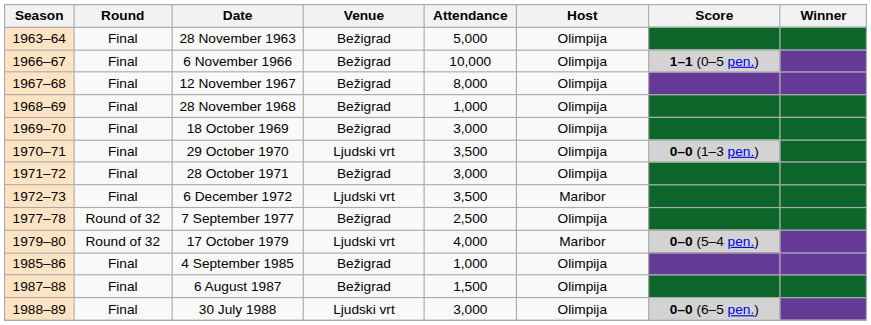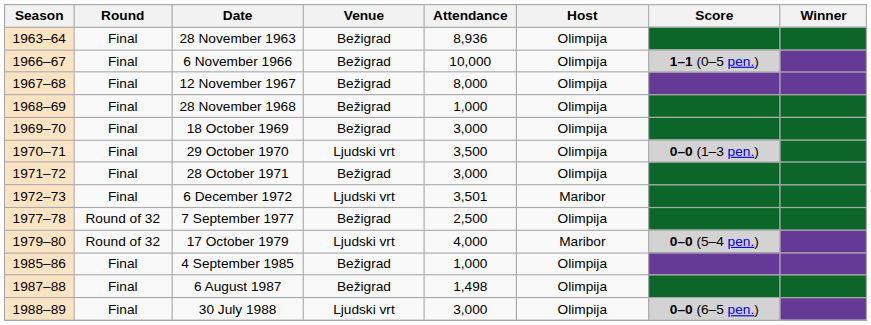(470, 38) 5,000 -> (470, 38) 8,936
(470, 196) 3,500 -> (470, 196) 3,501
(470, 286) 1,500 -> (470, 286) 1,498
